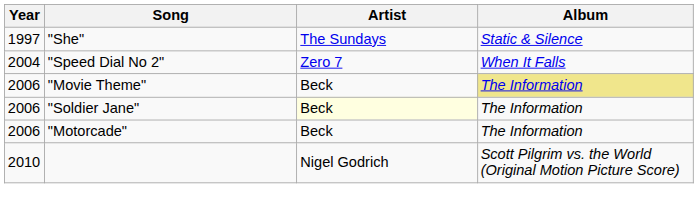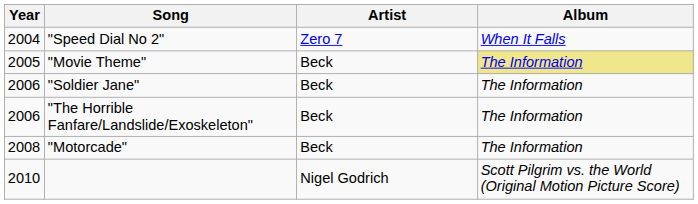- row: (66, 39)
(24, 85) 2006 -> (24, 62) 2005
(316, 108) lightyellow background -> (316, 85) no background
+ row: (150, 116)
(24, 131) 2006 -> (24, 147) 2008
